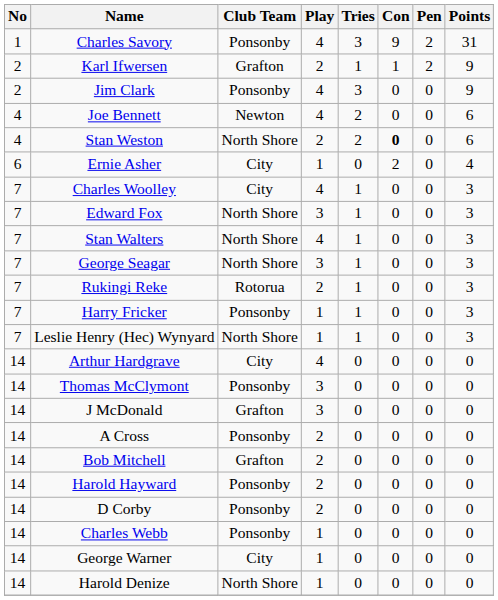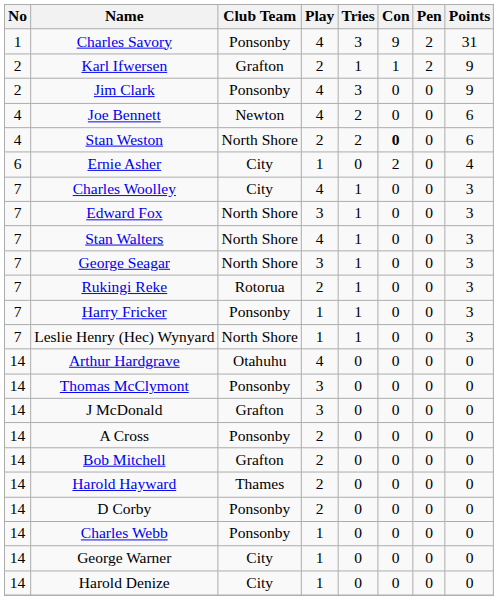(260, 361) City -> (260, 361) Otahuhu
(260, 484) Ponsonby -> (260, 484) Thames
(260, 582) North Shore -> (260, 582) City
